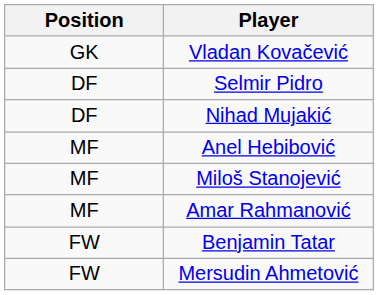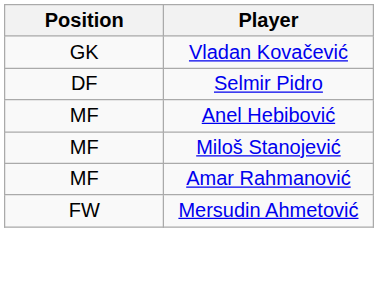- row: (268, 115)
- row: (268, 242)
